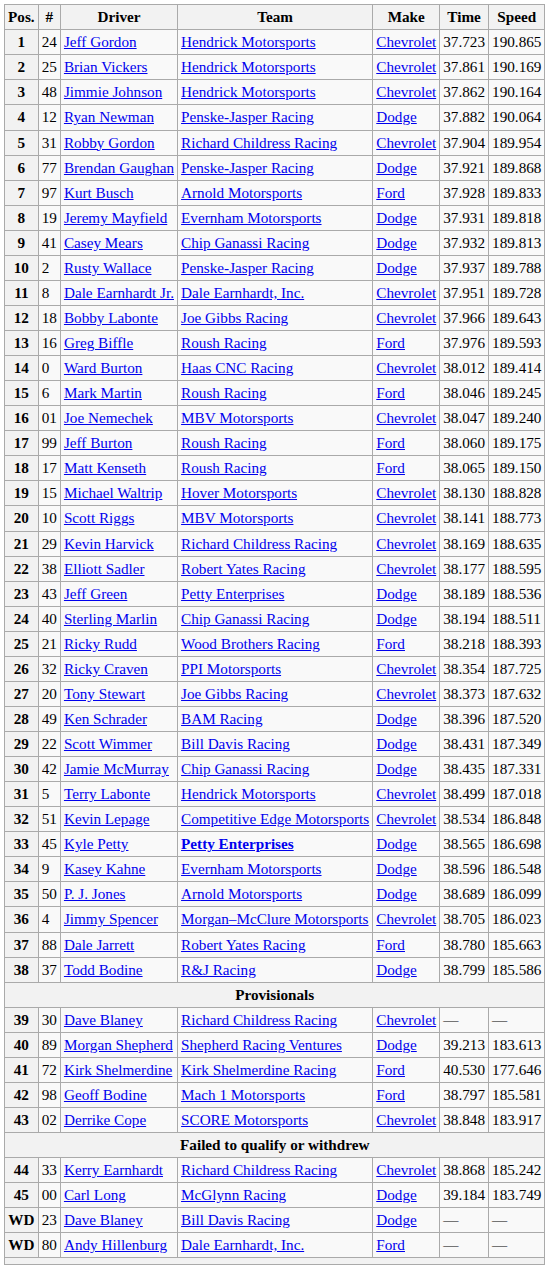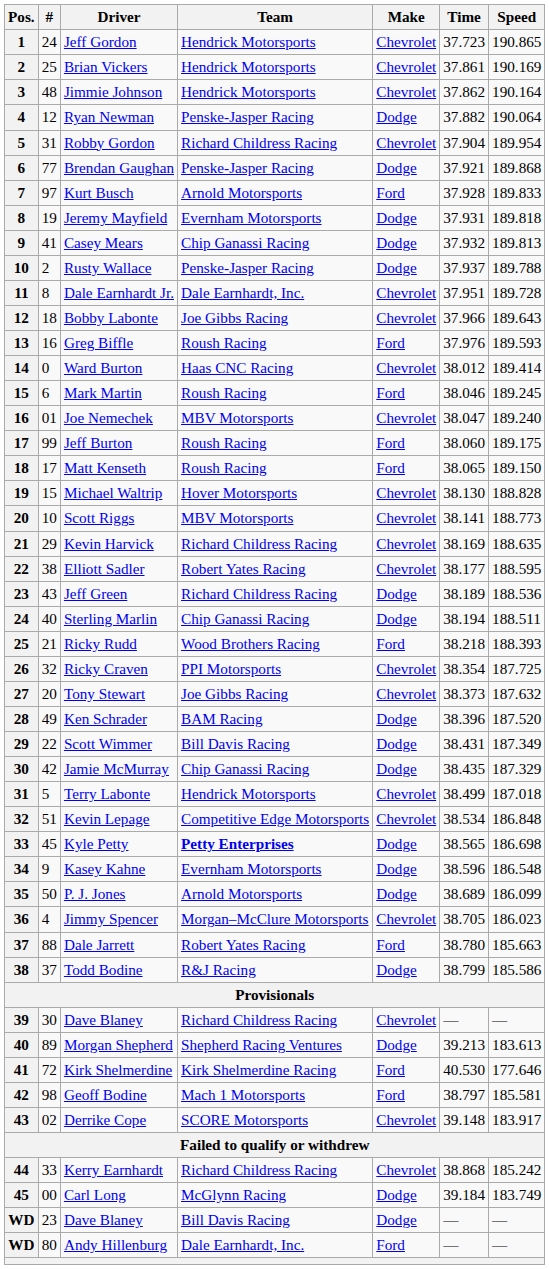(233, 593) Petty Enterprises -> (259, 593) Richard Childress Racing
(517, 769) 187.331 -> (517, 769) 187.329
(464, 1119) 38.848 -> (464, 1119) 39.148
